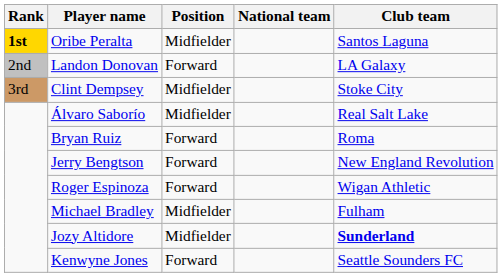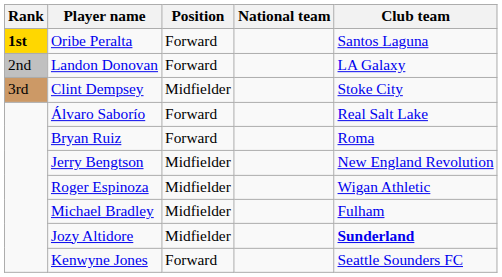(198, 41) Midfielder -> (191, 41) Forward
(198, 114) Midfielder -> (191, 114) Forward
(191, 162) Forward -> (198, 162) Midfielder
(191, 187) Forward -> (198, 187) Midfielder
